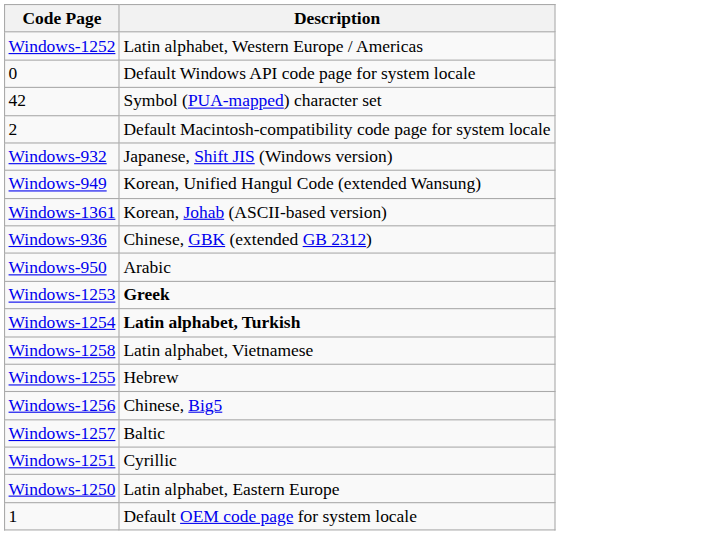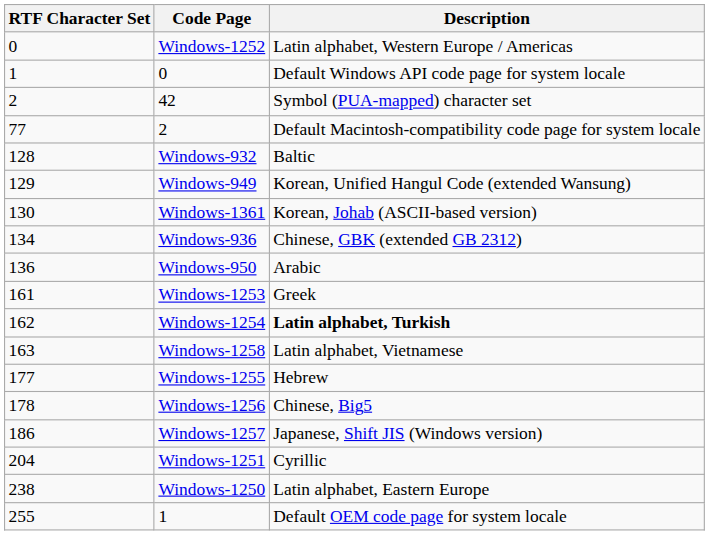+ column: (79, 18)
(258, 156) Japanese, Shift JIS (Windows version) -> (294, 156) Baltic
(147, 294) bold -> (295, 294) normal
(144, 433) Baltic -> (408, 433) Japanese, Shift JIS (Windows version)
